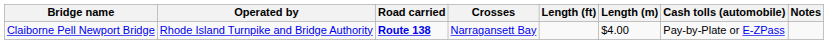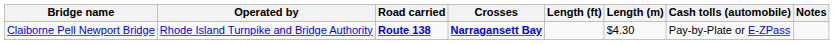(493, 30) normal -> (496, 30) bold
(615, 30) $4.00 -> (620, 30) $4.30
